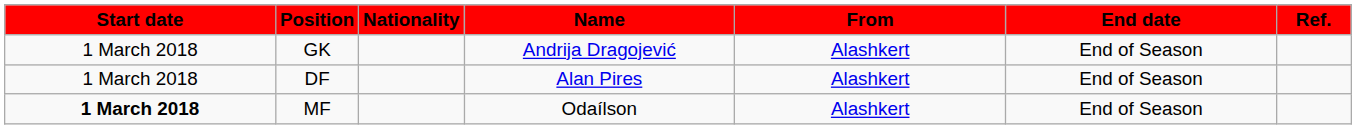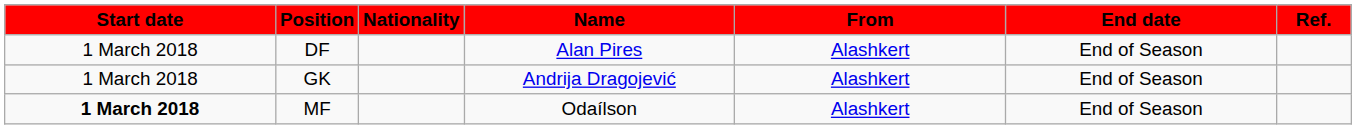rows swapped: (317, 50) <-> (317, 80)
